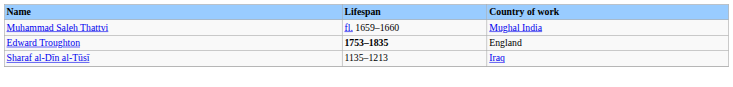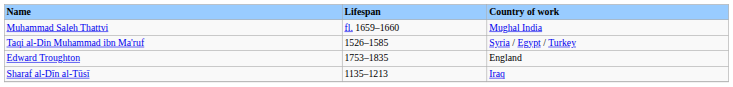+ row: (75, 43)
(366, 43) bold -> (366, 58) normal
